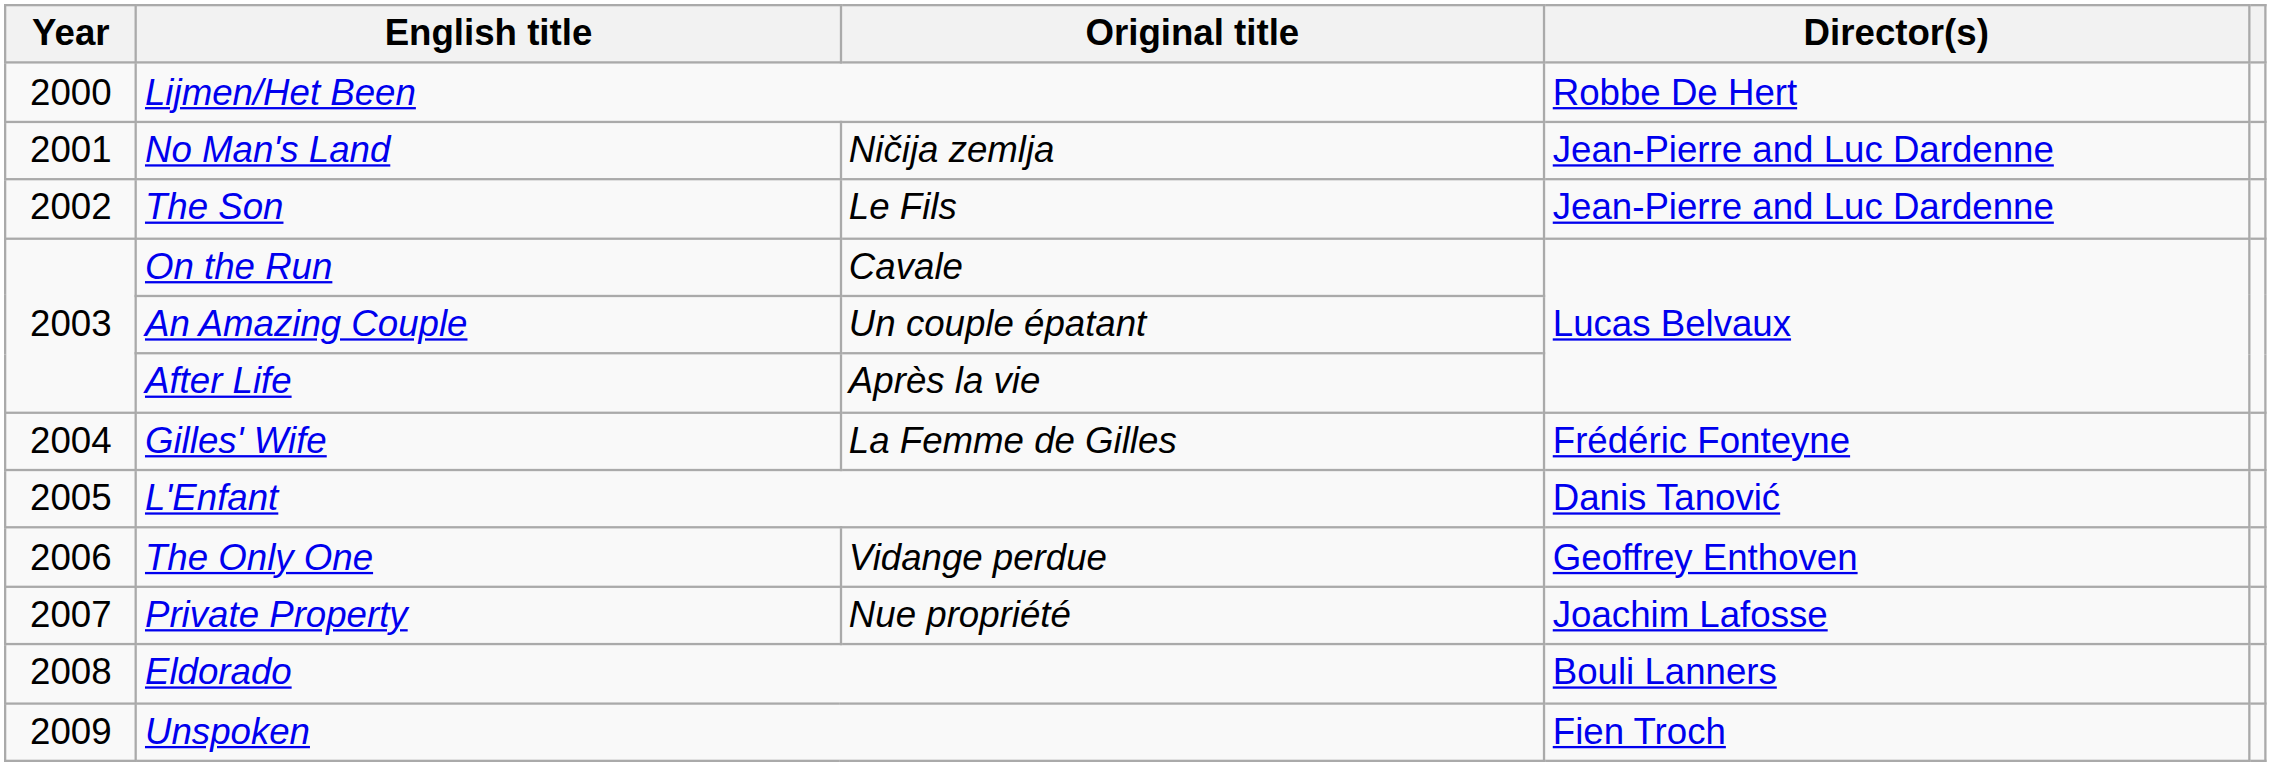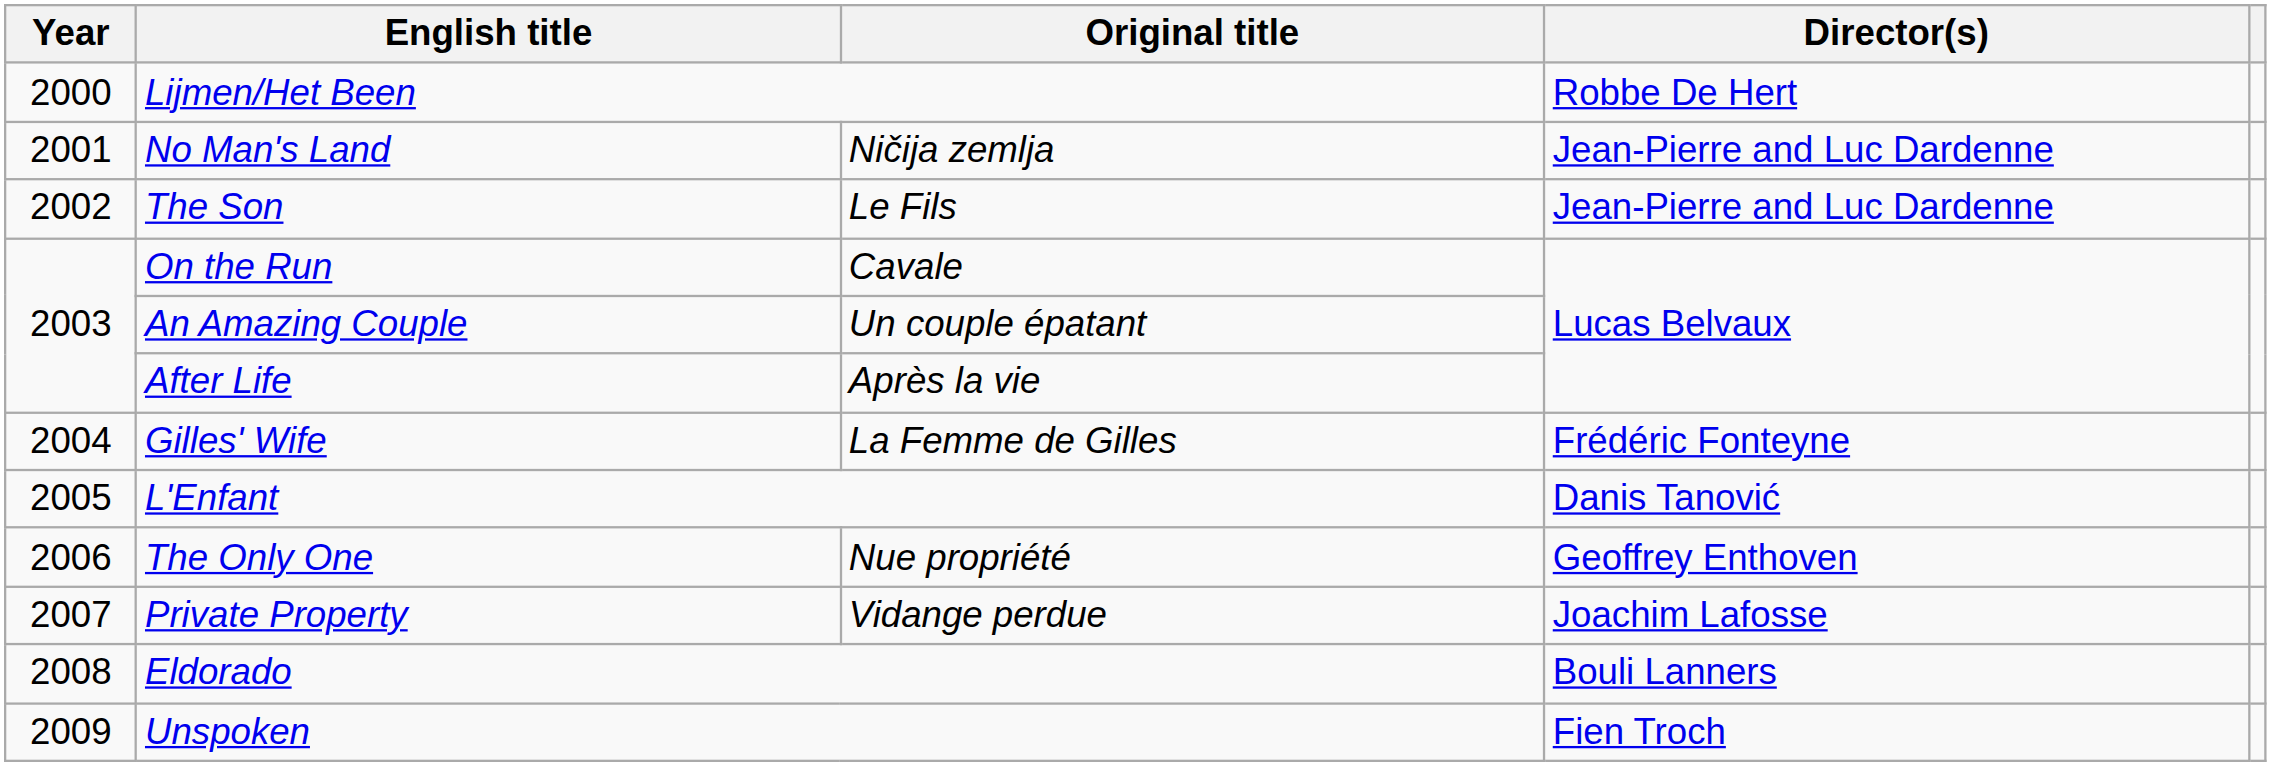(978, 556) Vidange perdue -> (960, 556) Nue propriété
(960, 614) Nue propriété -> (978, 614) Vidange perdue
